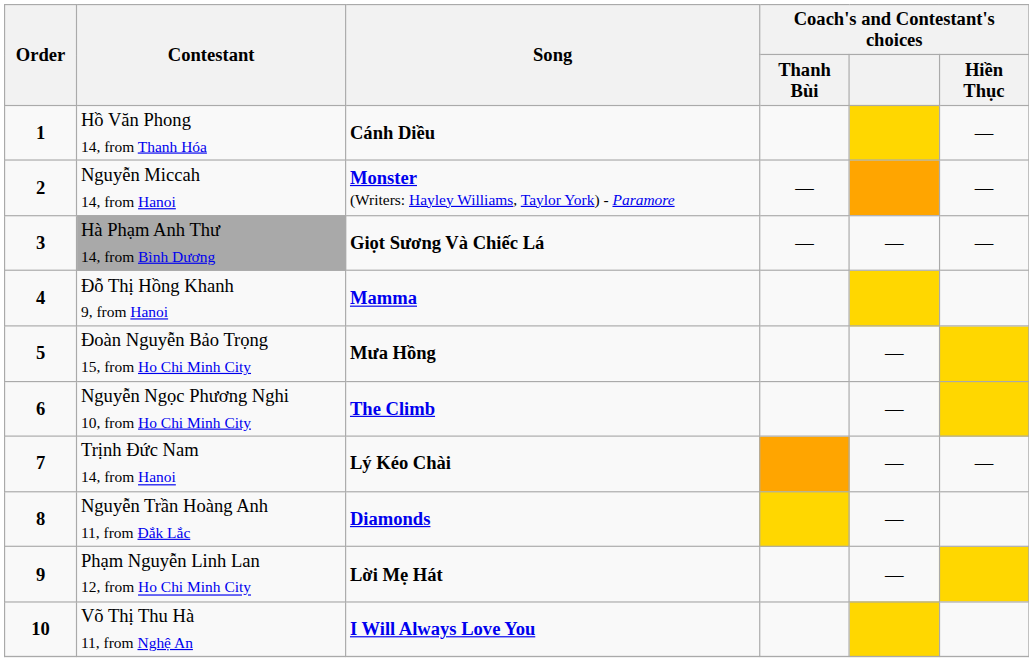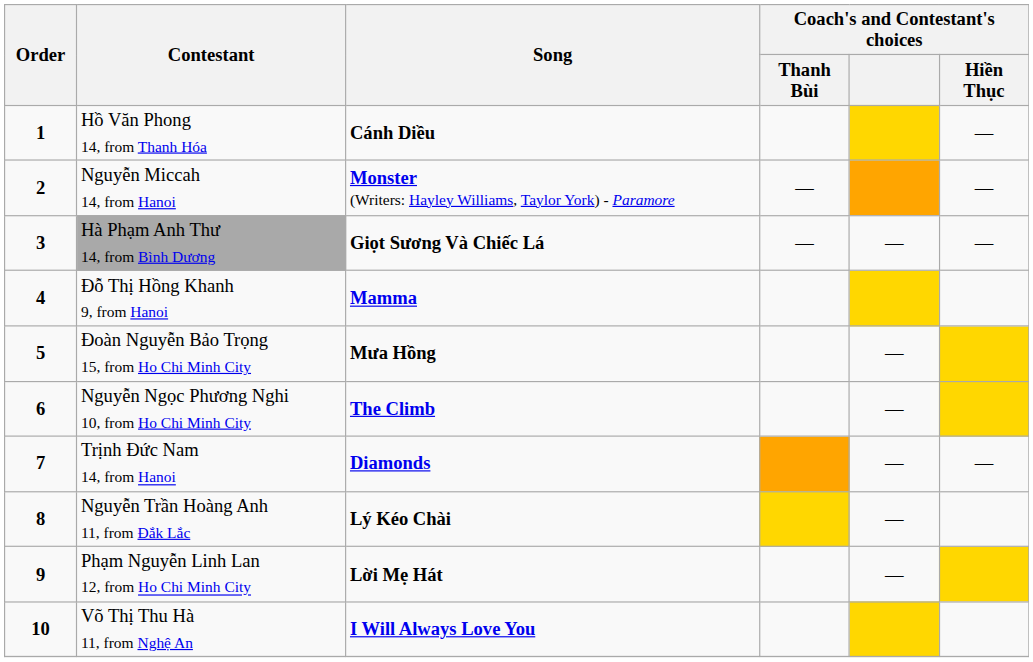(401, 463) Lý Kéo Chài -> (390, 463) Diamonds
(390, 518) Diamonds -> (401, 518) Lý Kéo Chài
